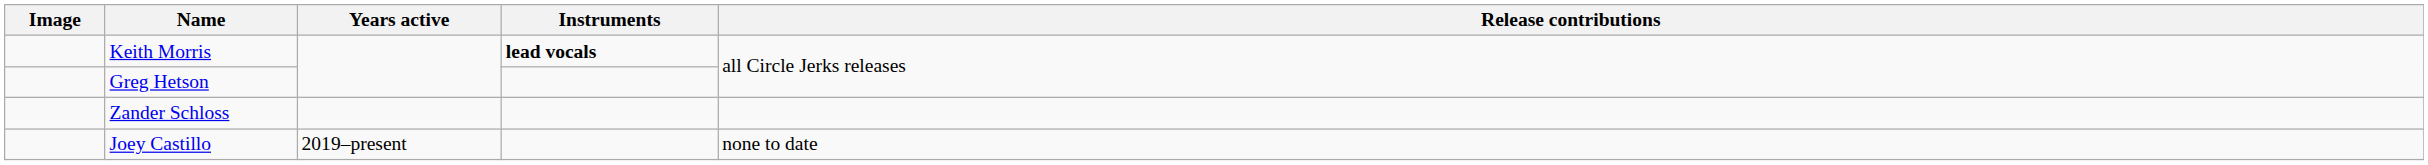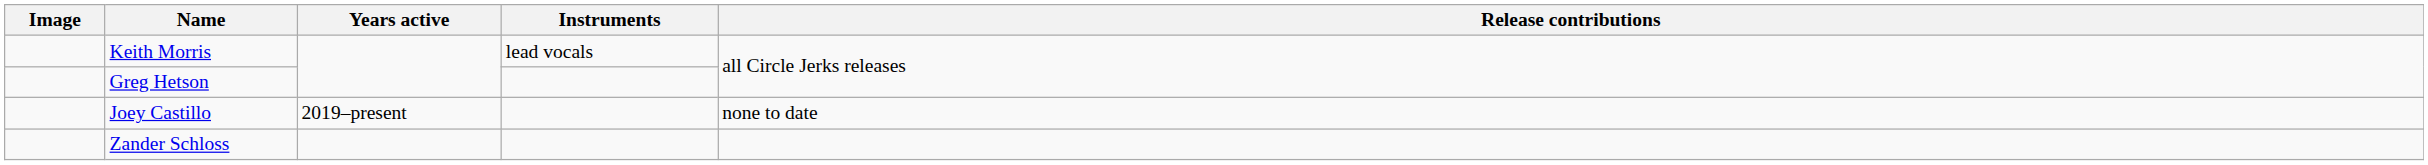(551, 50) bold -> (549, 50) normal
rows swapped: (170, 112) <-> (160, 143)
